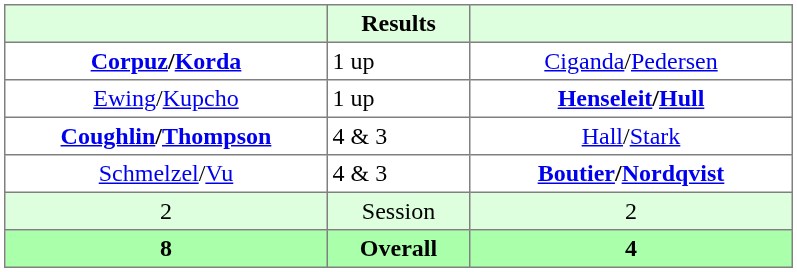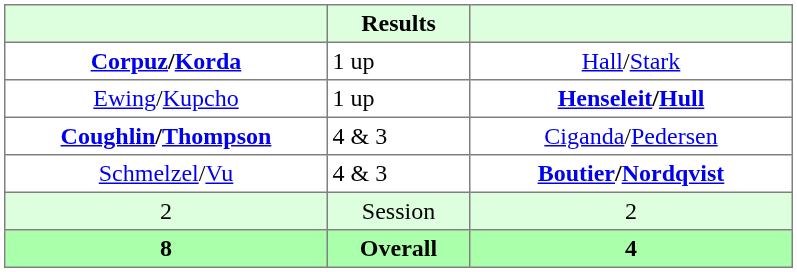(631, 60) Ciganda/Pedersen -> (631, 60) Hall/Stark
(631, 135) Hall/Stark -> (631, 135) Ciganda/Pedersen
